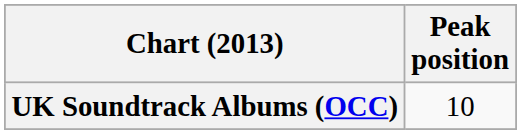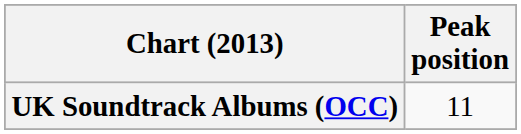(460, 105) 10 -> (460, 105) 11
